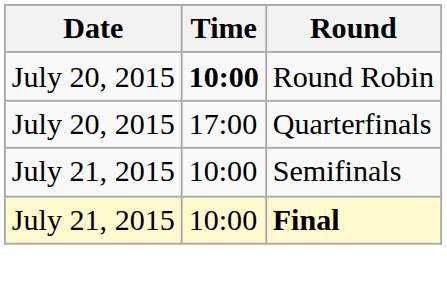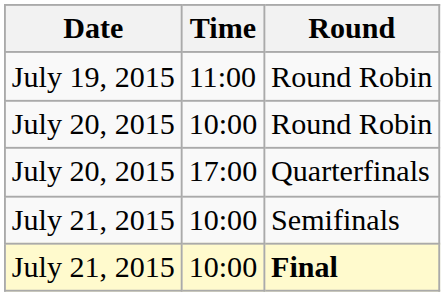+ row: (93, 76)
(224, 76) bold -> (223, 123) normal
